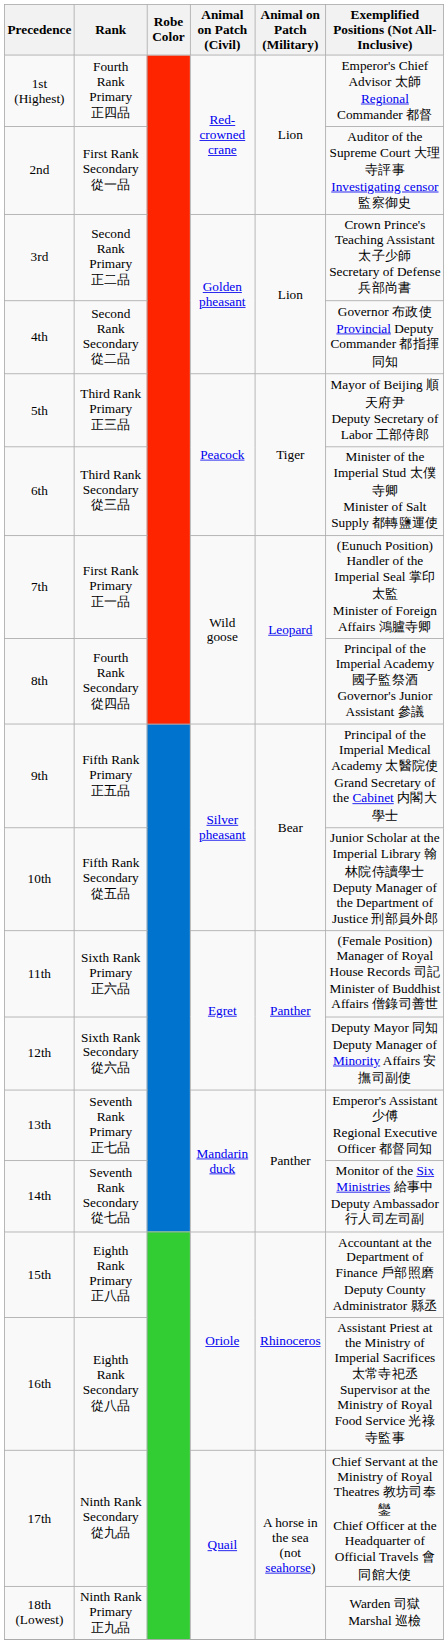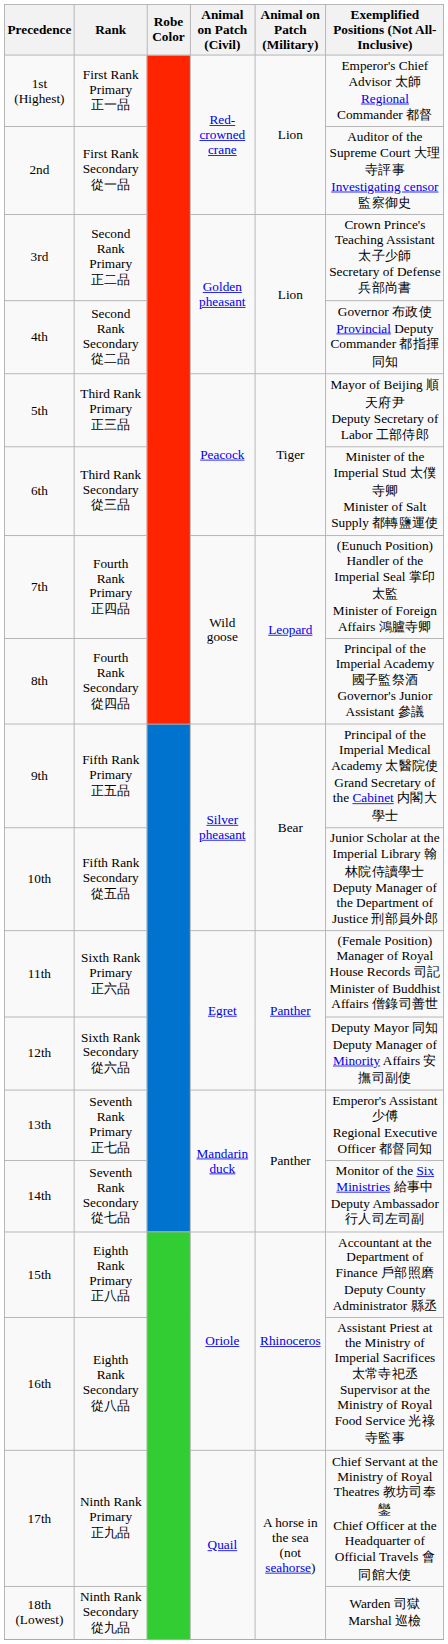(111, 90) Fourth Rank Primary 正四品 -> (111, 90) First Rank Primary 正一品
(111, 586) First Rank Primary 正一品 -> (111, 586) Fourth Rank Primary 正四品
(111, 1517) Ninth Rank Secondary 從九品 -> (111, 1517) Ninth Rank Primary 正九品
(111, 1612) Ninth Rank Primary 正九品 -> (111, 1612) Ninth Rank Secondary 從九品
